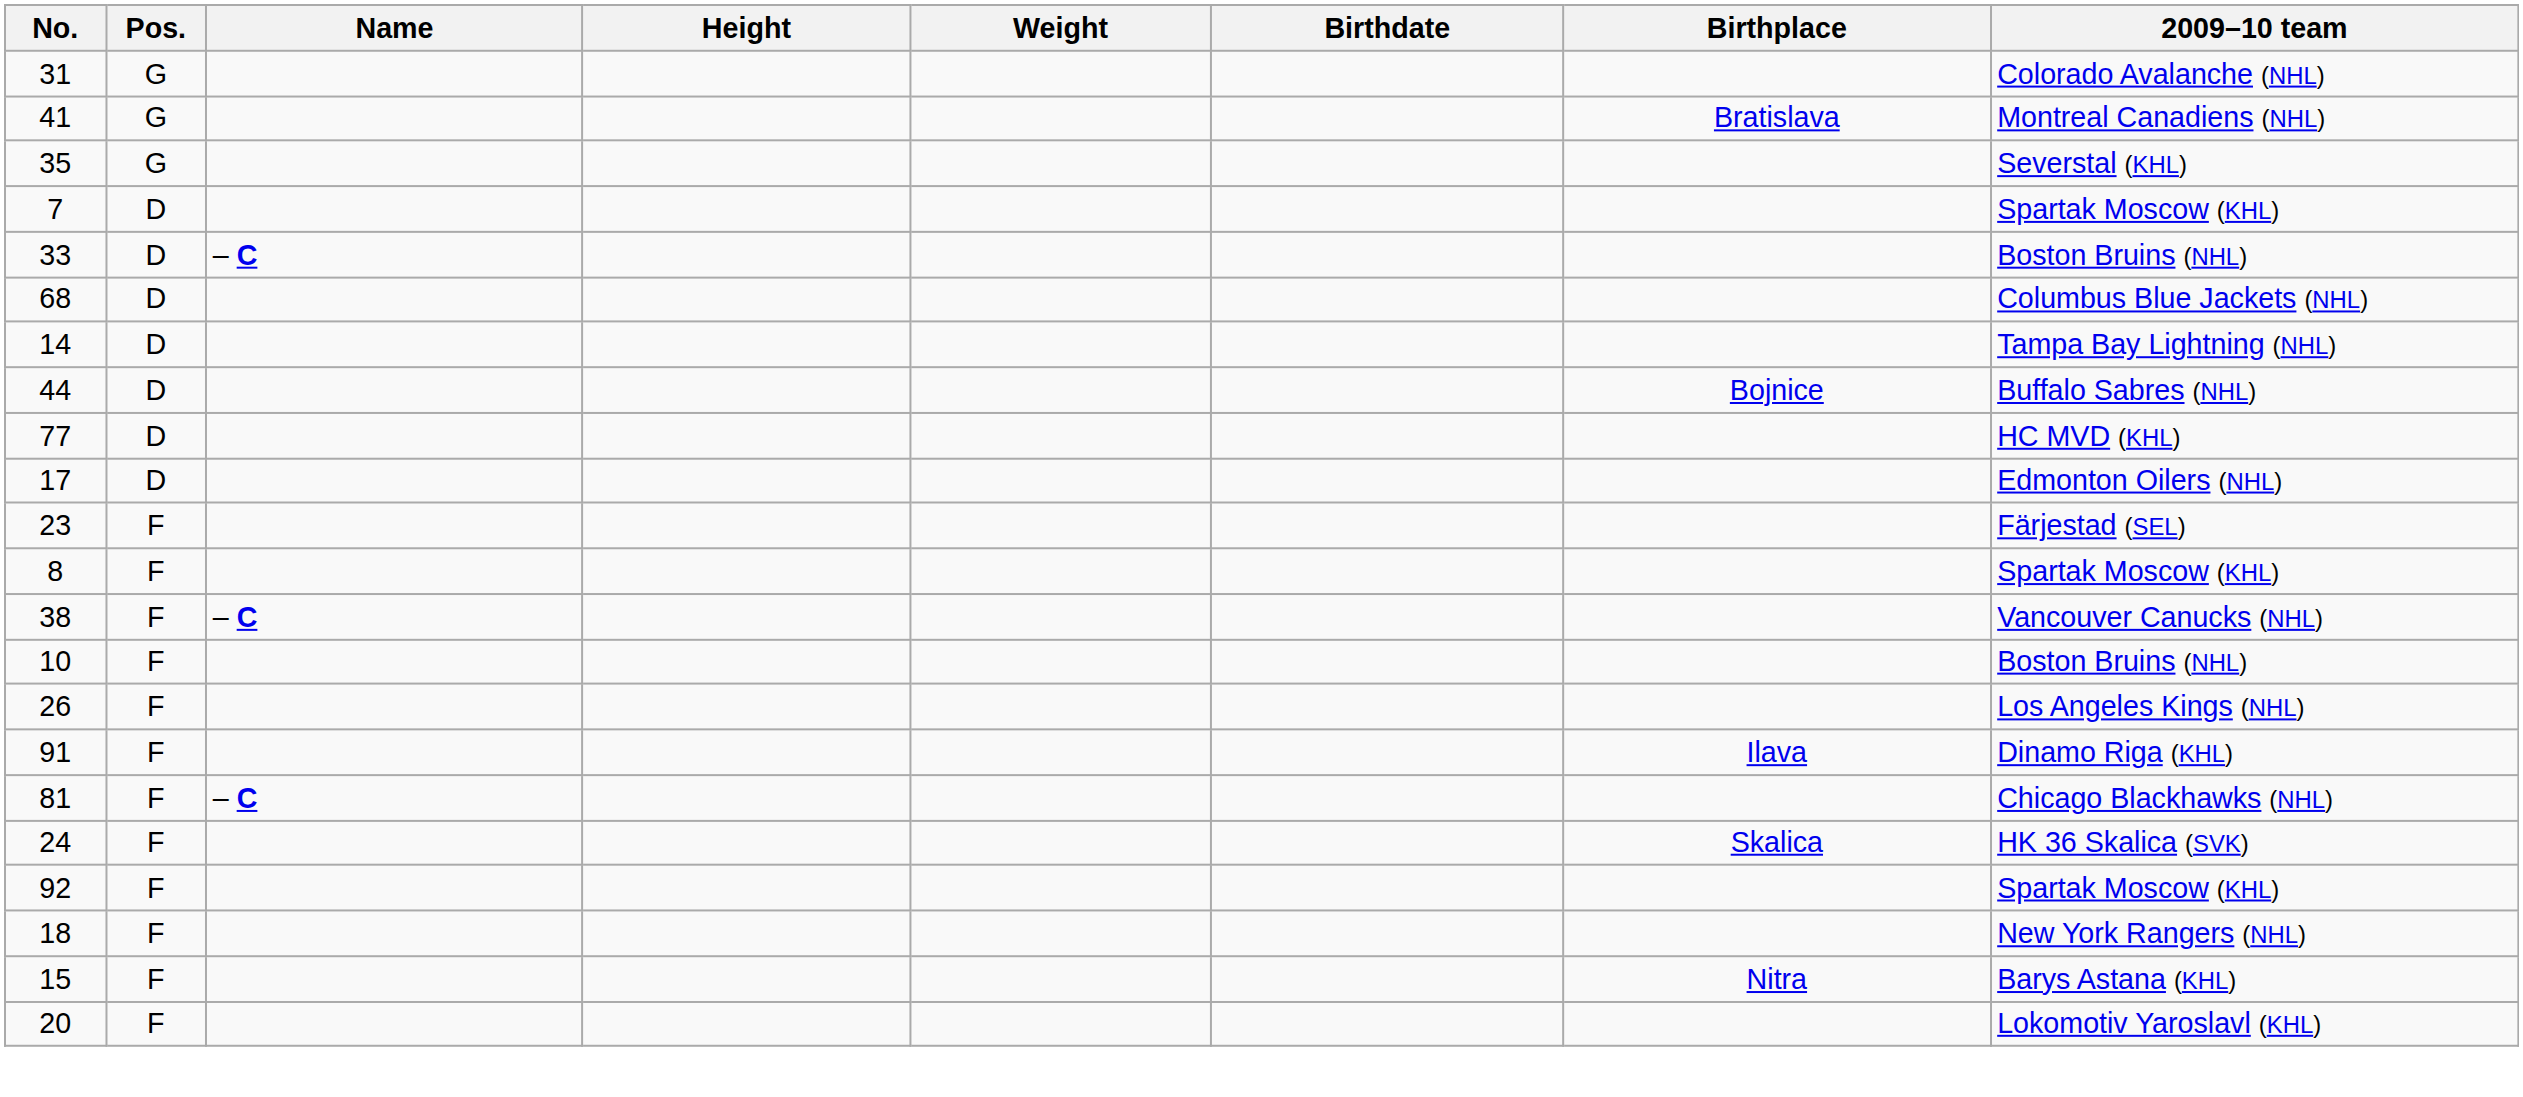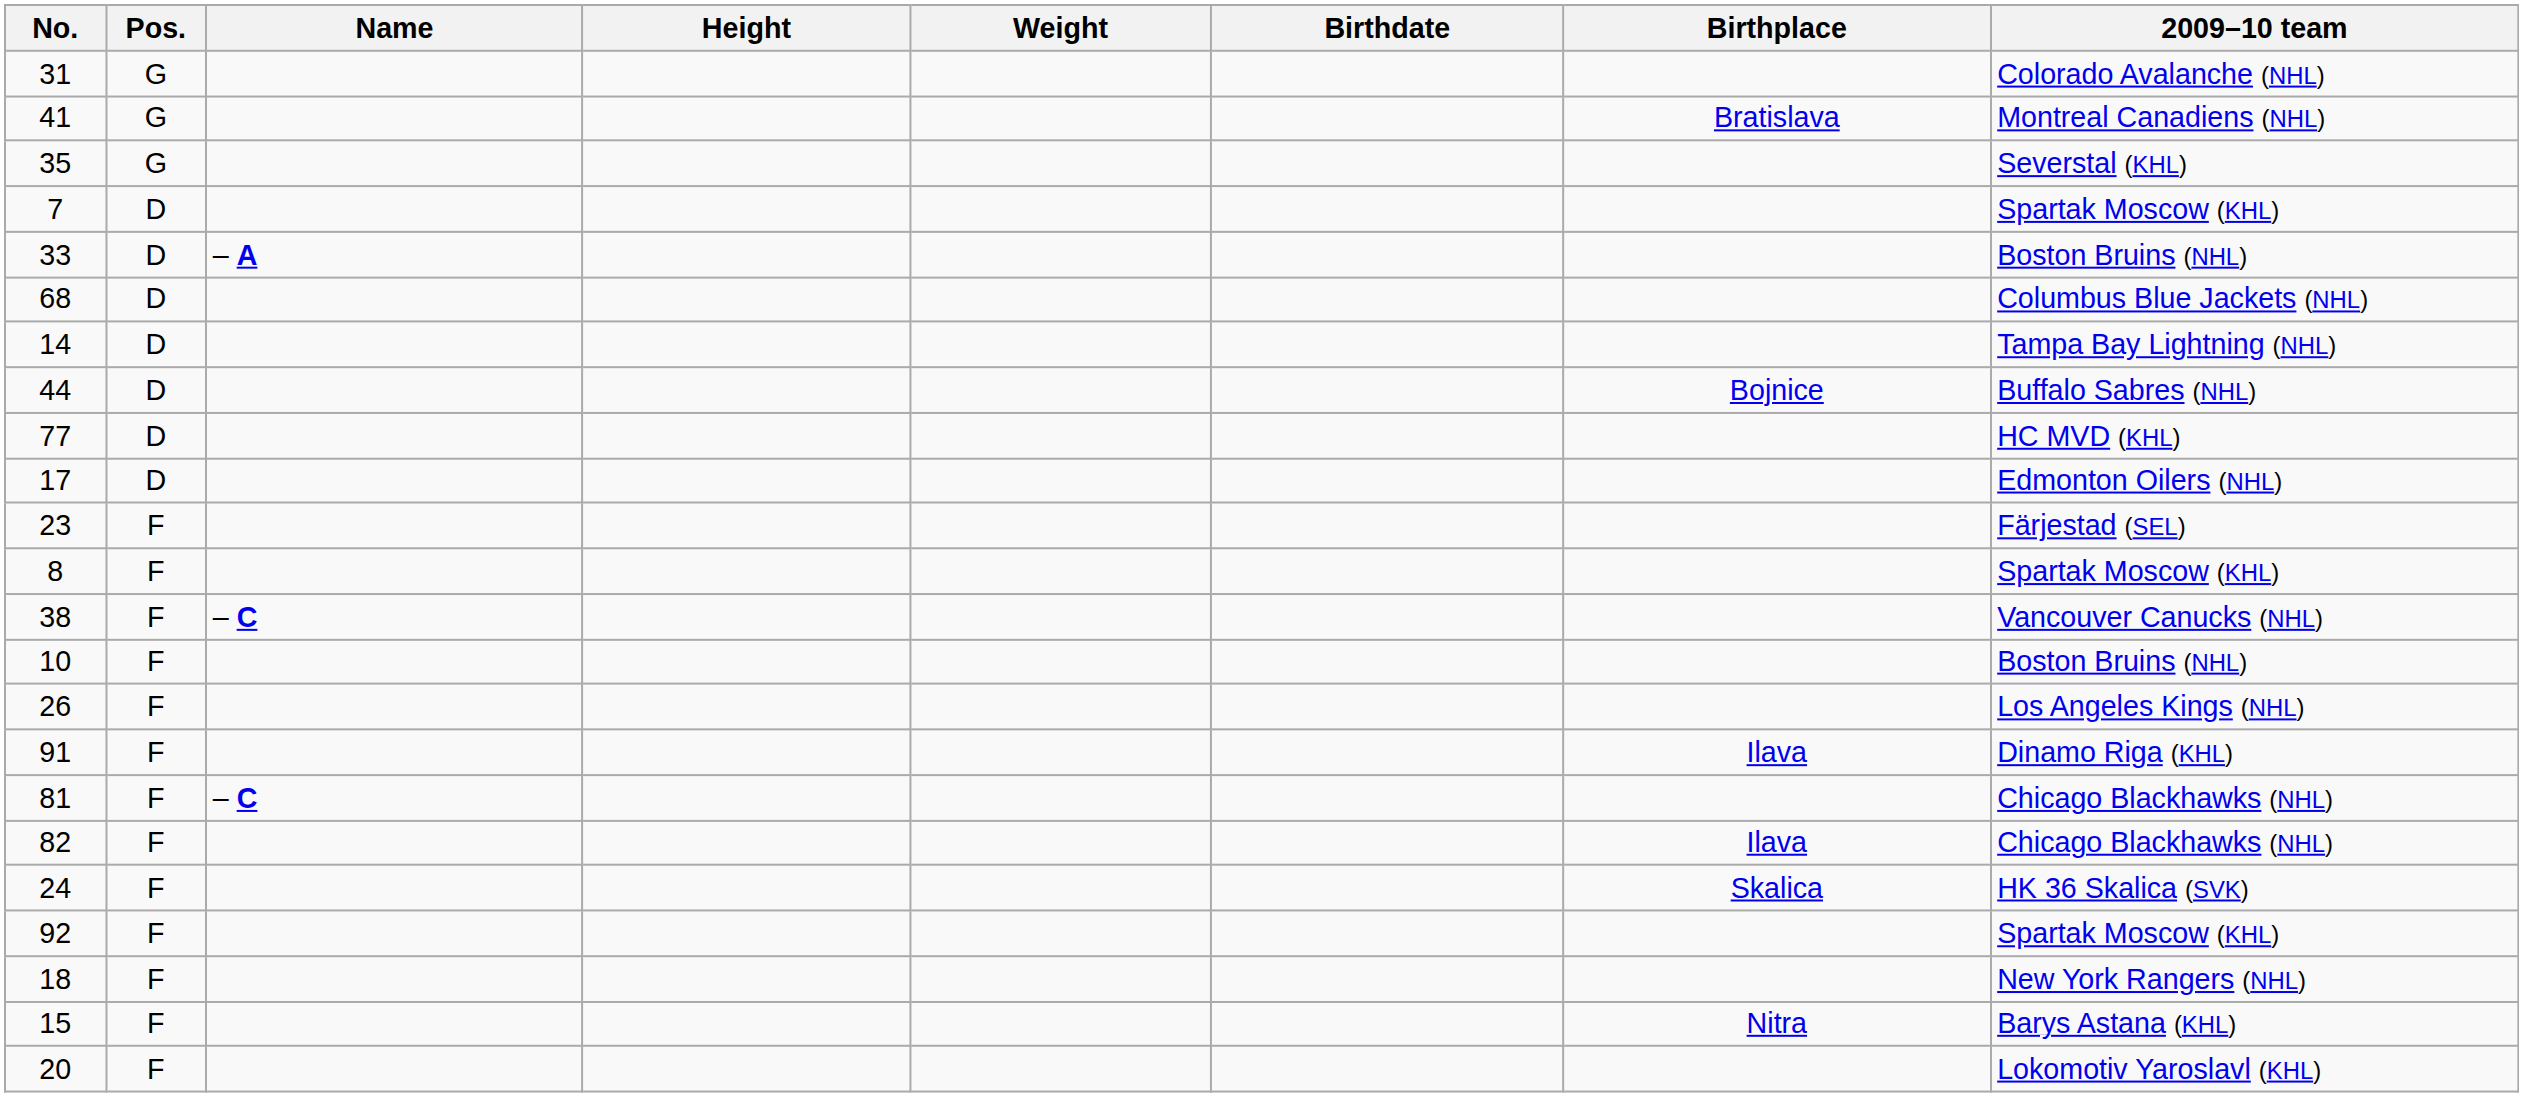(235, 254) – C -> (235, 254) – A
+ row: (55, 843)
